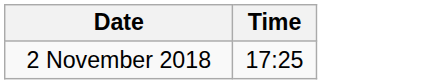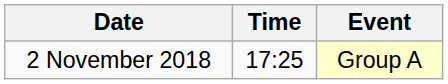+ column: (379, 22)
